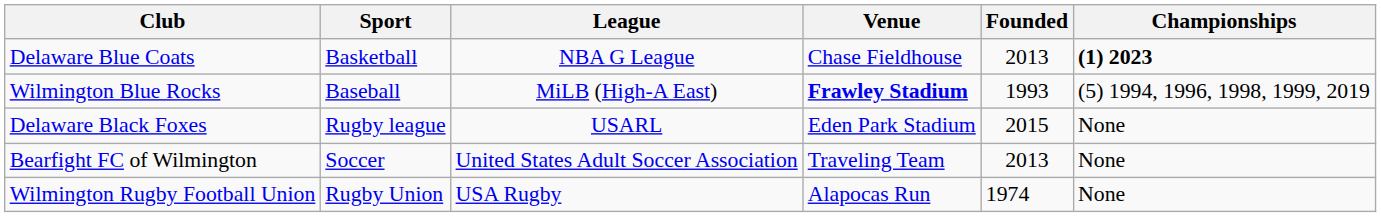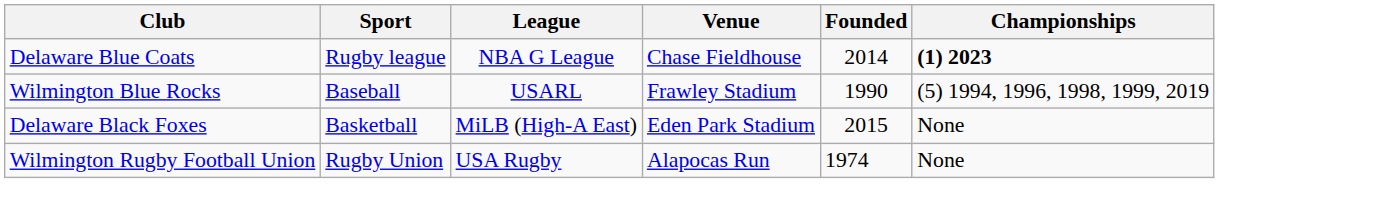(371, 56) Basketball -> (385, 56) Rugby league
(1027, 56) 2013 -> (866, 56) 2014
(627, 90) MiLB (High-A East) -> (546, 90) USARL
(888, 90) bold -> (722, 90) normal
(1027, 90) 1993 -> (866, 90) 1990
(385, 125) Rugby league -> (371, 125) Basketball
(627, 125) USARL -> (546, 125) MiLB (High-A East)
- row: (133, 159)
